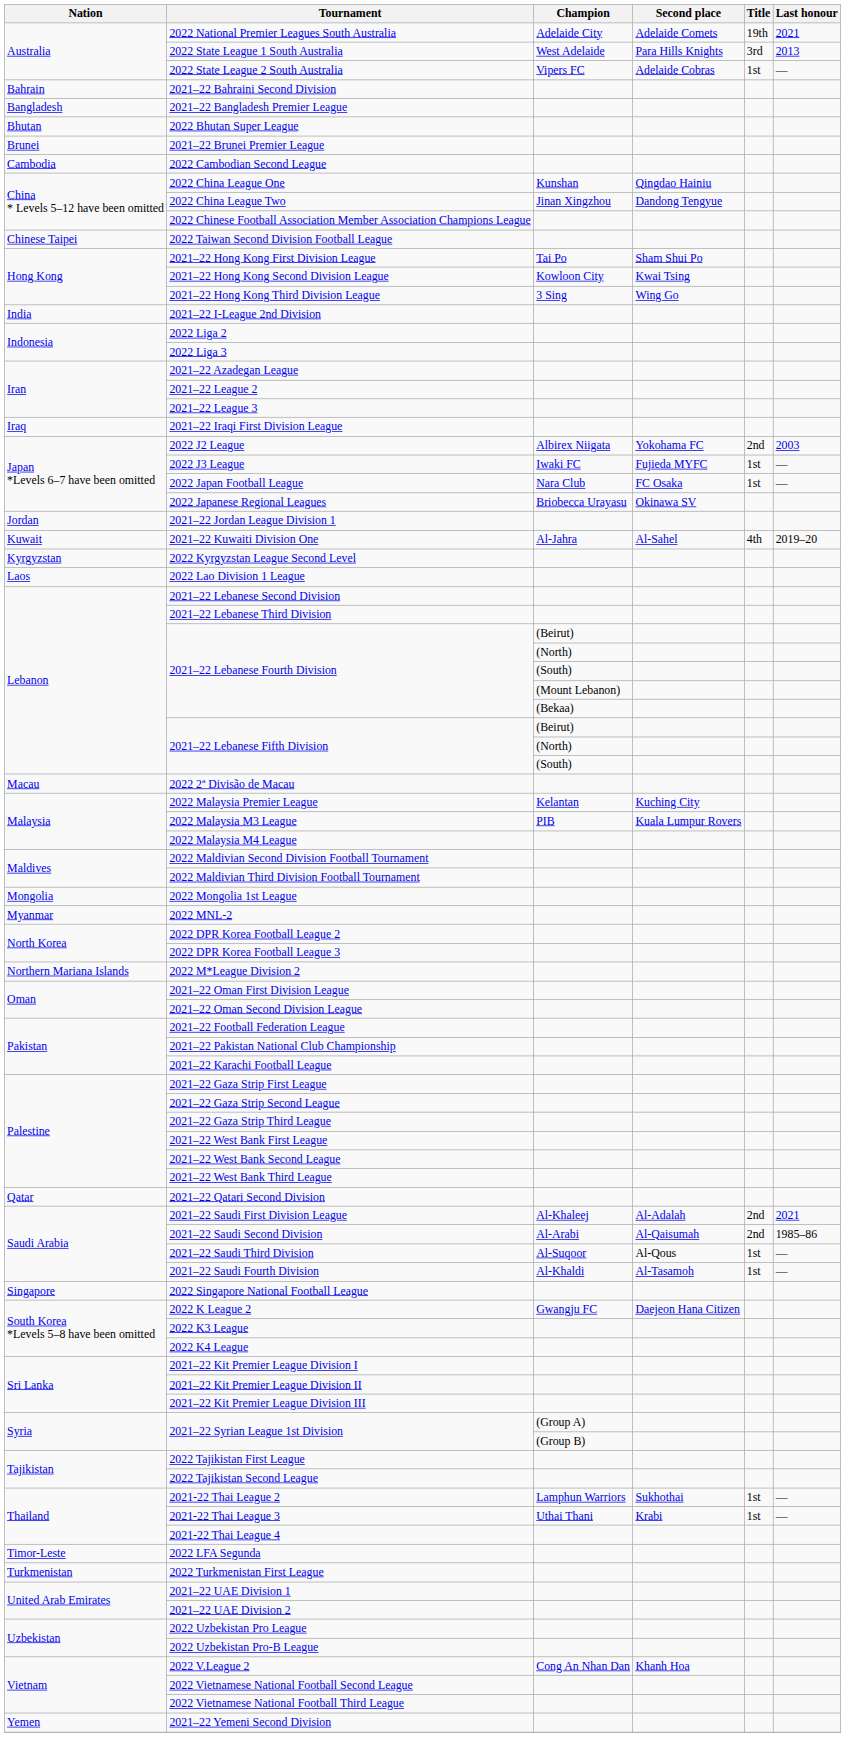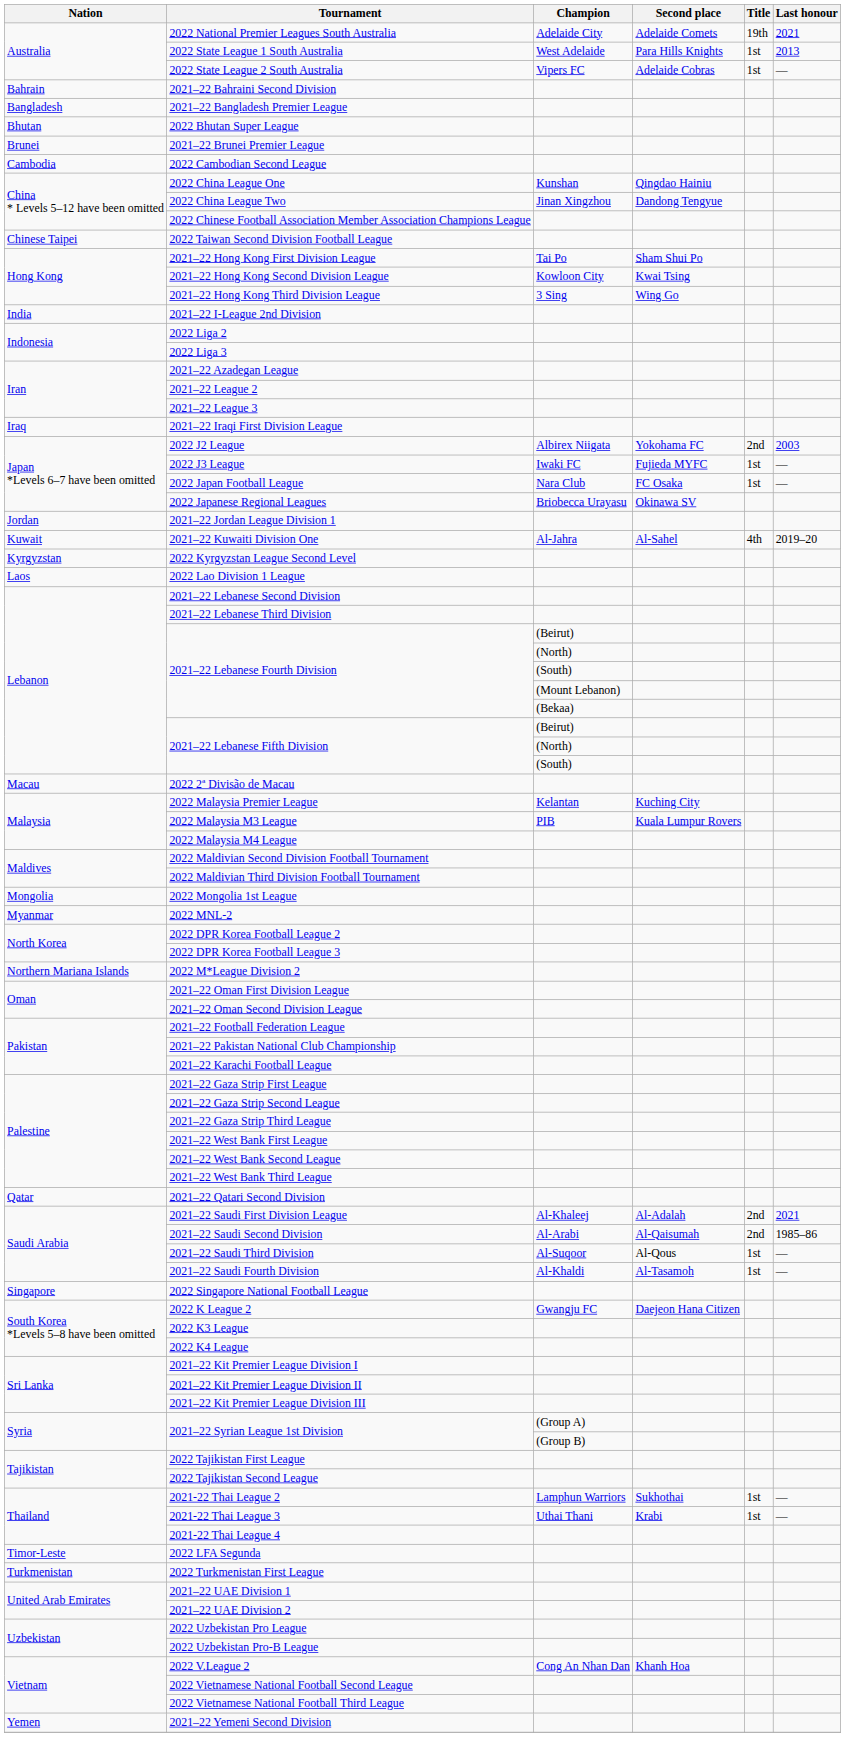(755, 51) 3rd -> (754, 51) 1st
